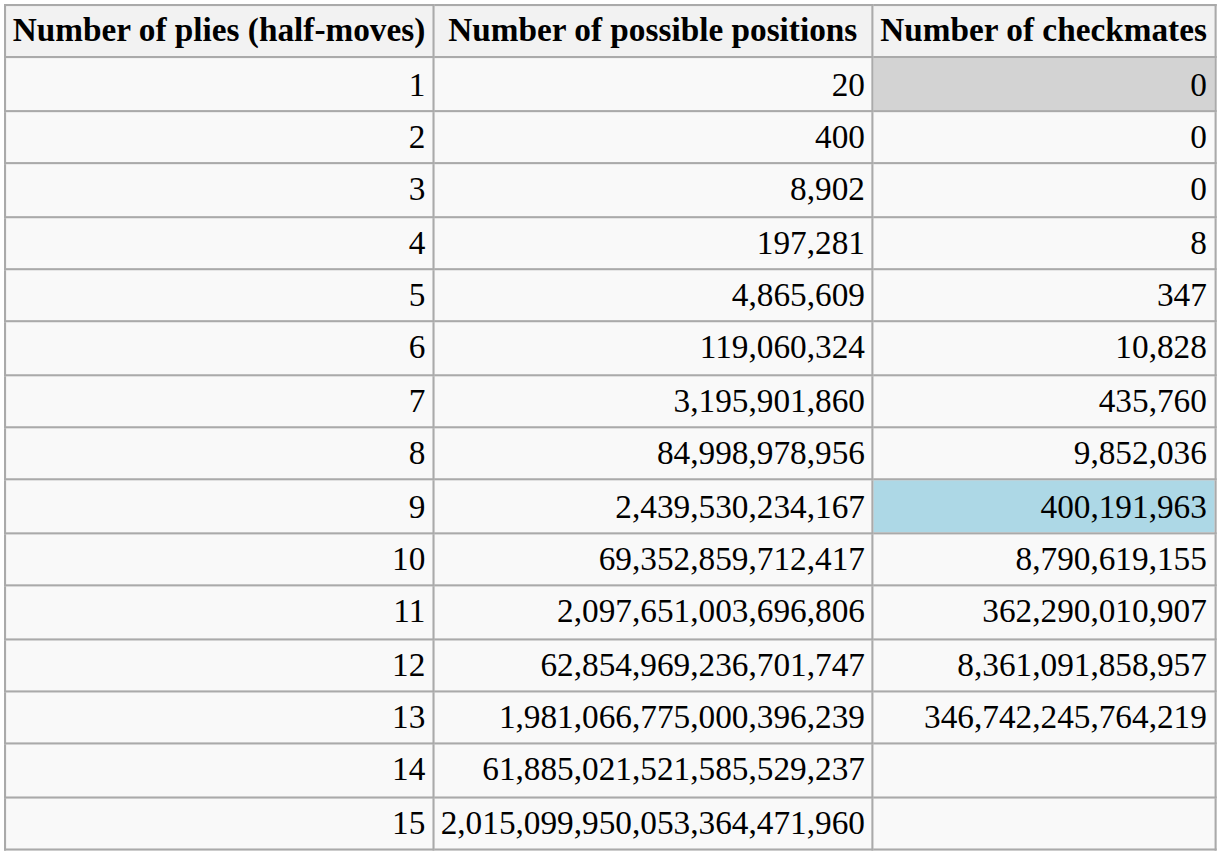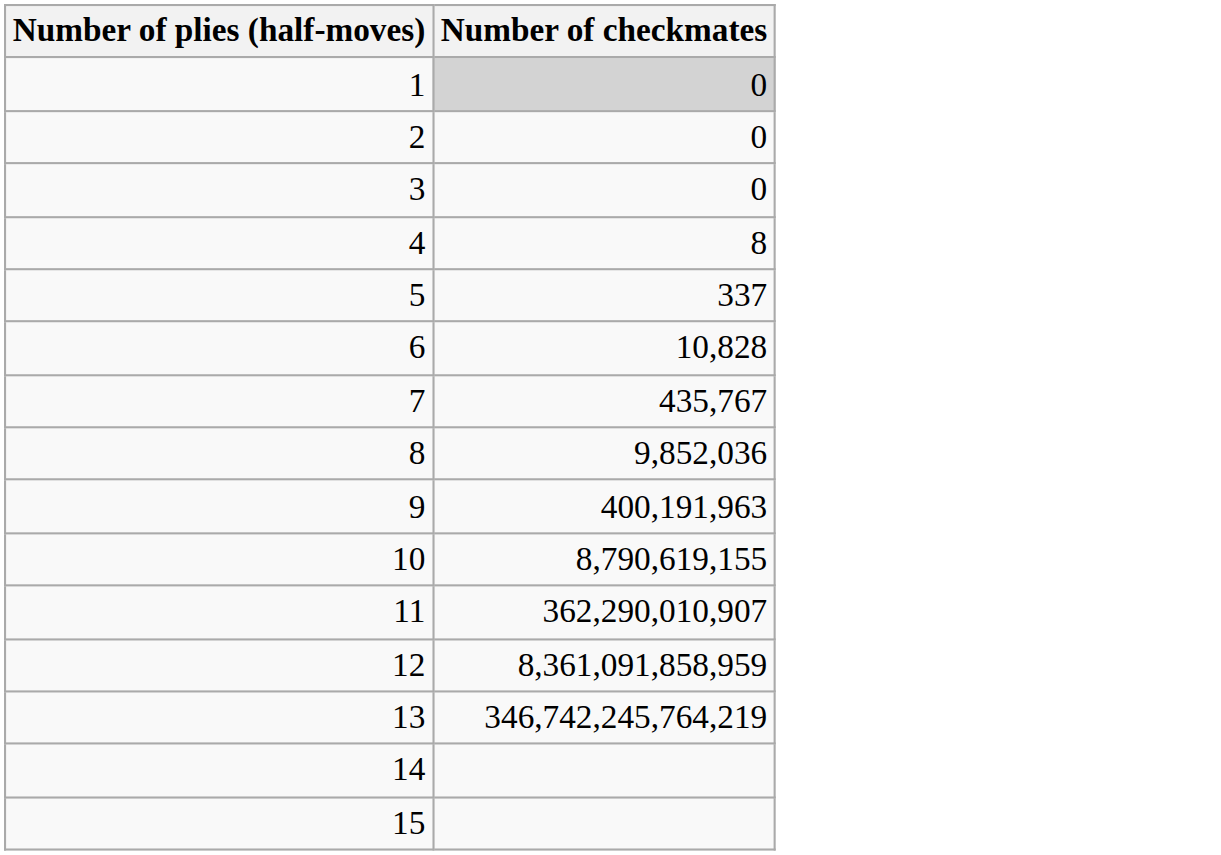- column: (653, 30)
(1182, 294) 347 -> (742, 294) 337
(1153, 400) 435,760 -> (713, 400) 435,767
(1124, 505) lightblue background -> (684, 505) no background
(1082, 664) 8,361,091,858,957 -> (642, 664) 8,361,091,858,959
